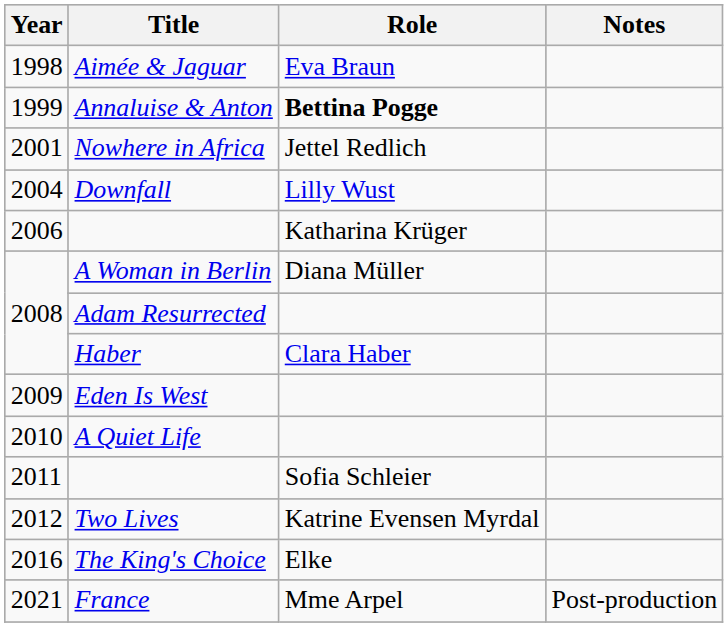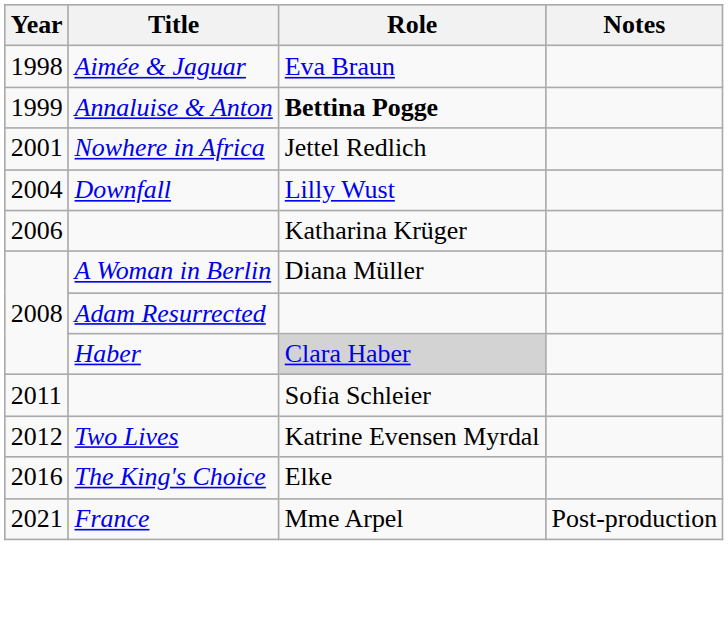(348, 353) no background -> (348, 353) lightgrey background
- row: (37, 395)
- row: (37, 436)
